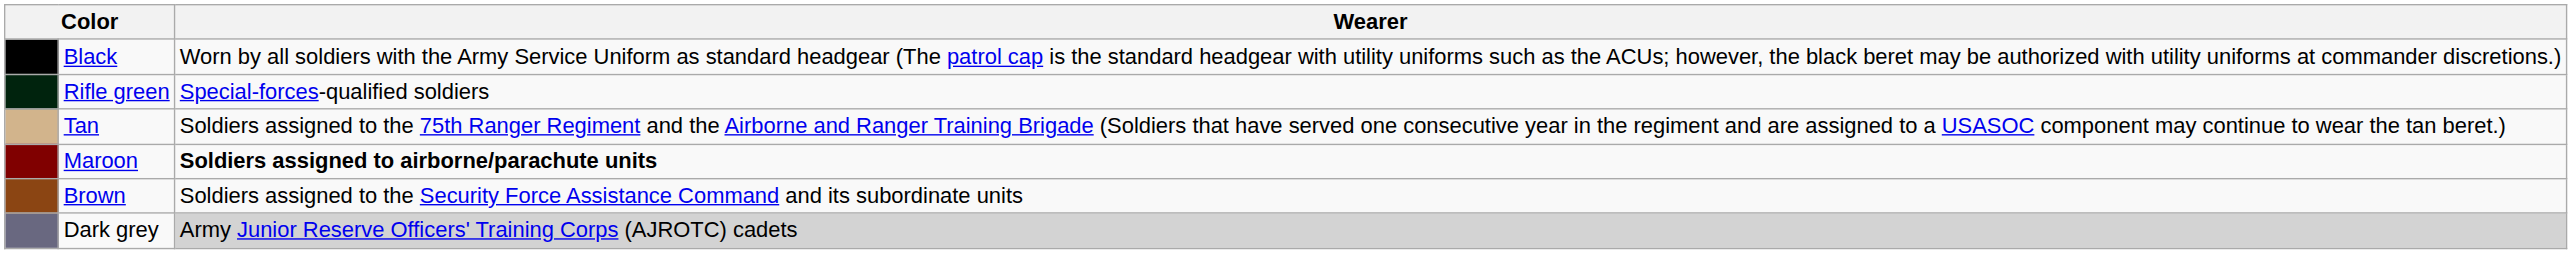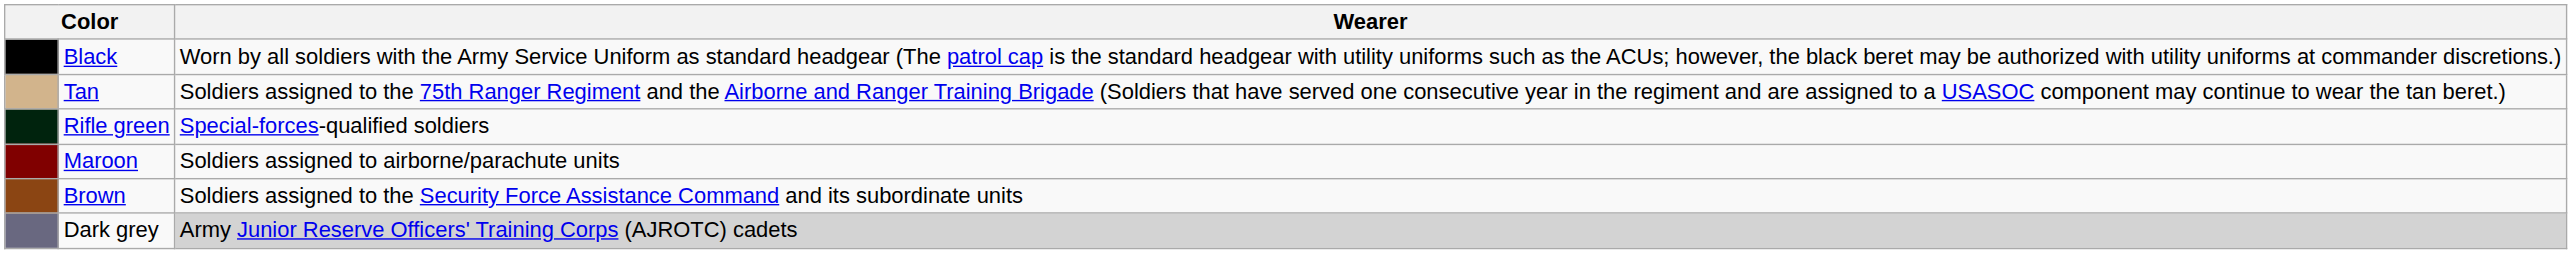rows swapped: (117, 91) <-> (81, 126)
(419, 160) bold -> (400, 160) normal
